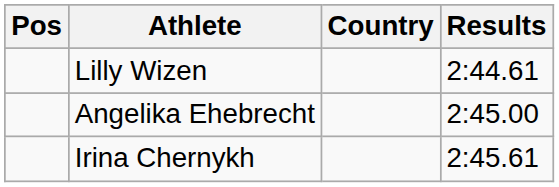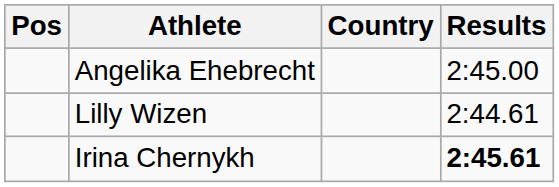rows swapped: (141, 70) <-> (195, 114)
(493, 158) normal -> (493, 158) bold
